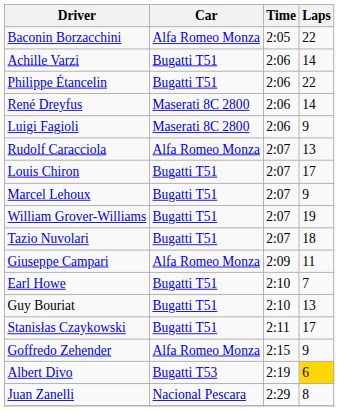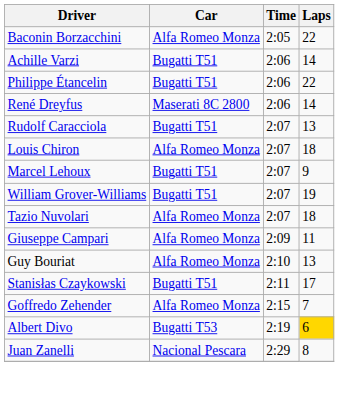- row: (43, 127)
(206, 149) Alfa Romeo Monza -> (185, 127) Bugatti T51
(185, 171) Bugatti T51 -> (206, 149) Alfa Romeo Monza
(309, 171) 17 -> (309, 149) 18
(185, 238) Bugatti T51 -> (206, 216) Alfa Romeo Monza
- row: (37, 283)
(185, 305) Bugatti T51 -> (206, 261) Alfa Romeo Monza
(306, 350) 9 -> (306, 305) 7
